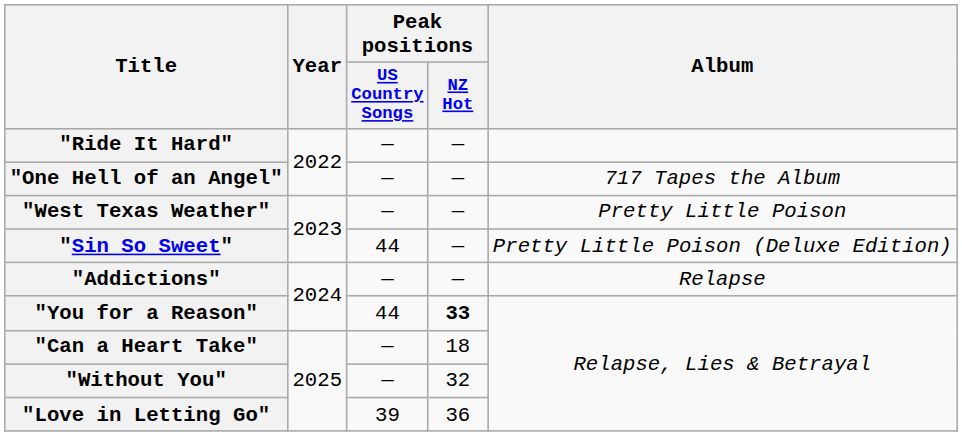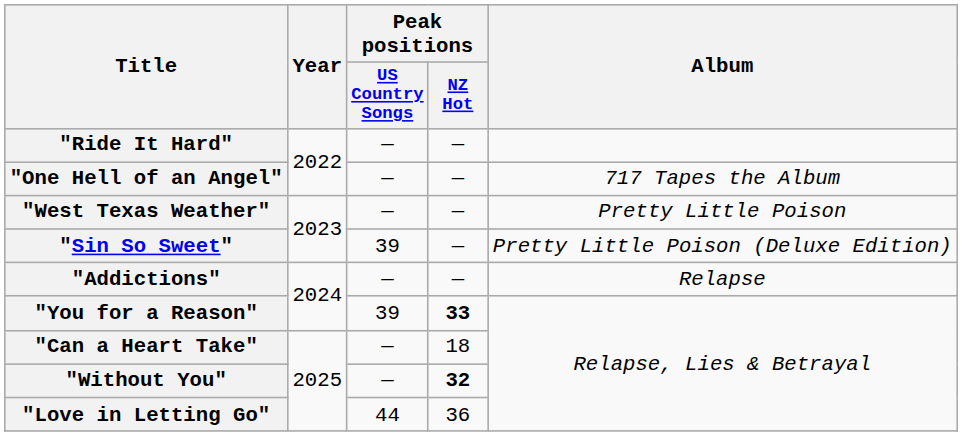(387, 246) 44 -> (387, 246) 39
(387, 313) 44 -> (387, 313) 39
(458, 381) normal -> (458, 381) bold
(387, 414) 39 -> (387, 414) 44
